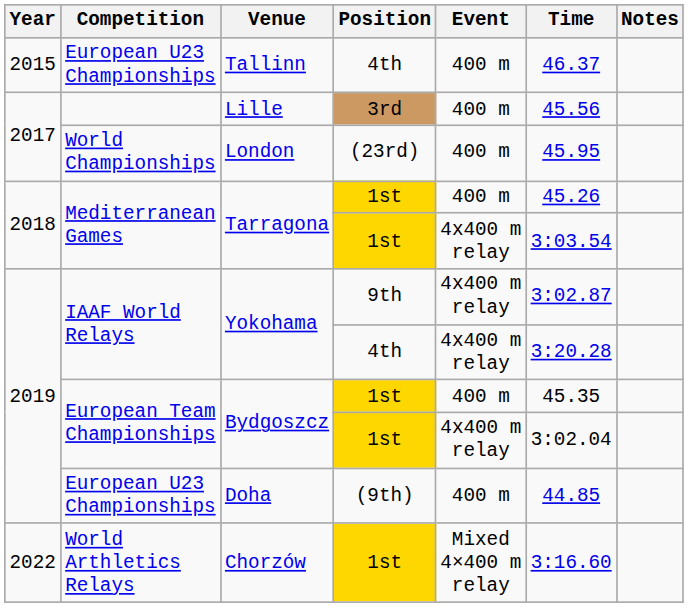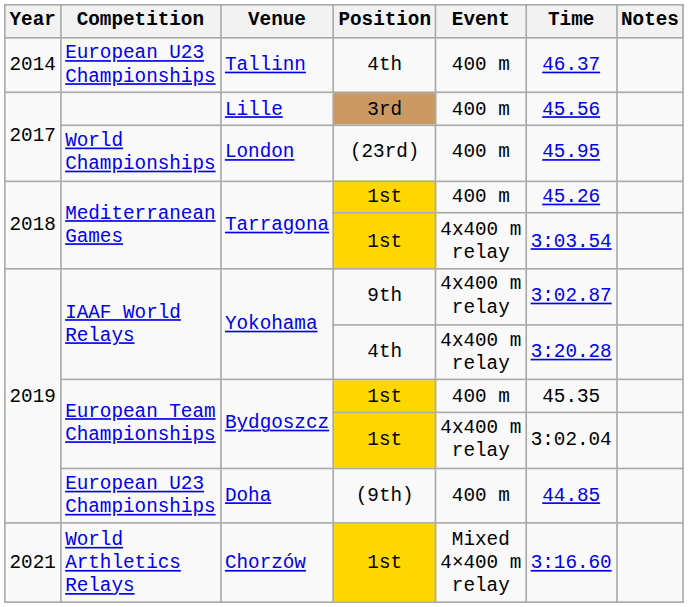(33, 65) 2015 -> (33, 65) 2014
(33, 562) 2022 -> (33, 562) 2021
